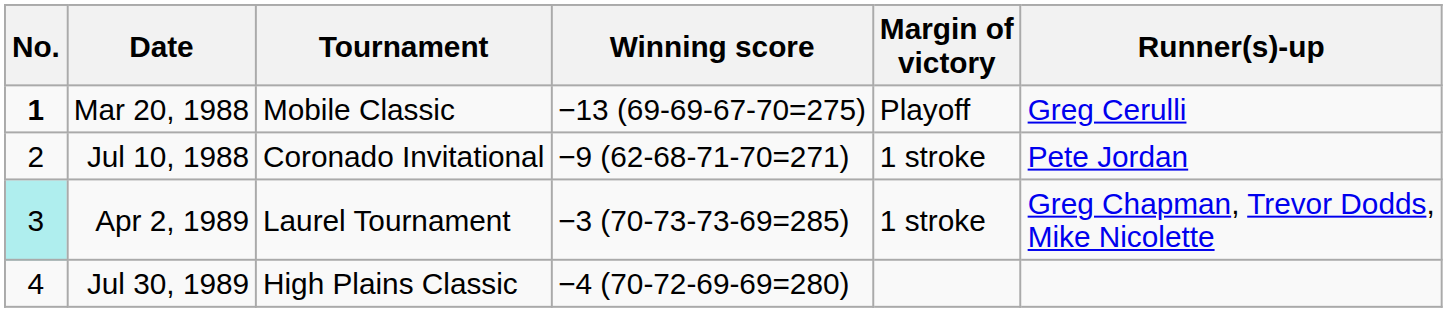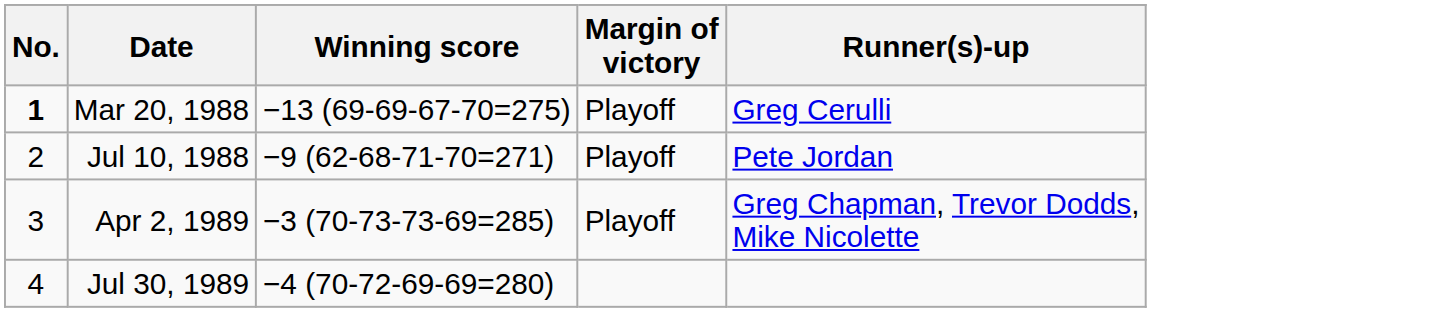- column: (404, 45)
(933, 156) 1 stroke -> (630, 156) Playoff
(36, 220) paleturquoise background -> (36, 220) no background
(933, 220) 1 stroke -> (630, 220) Playoff
